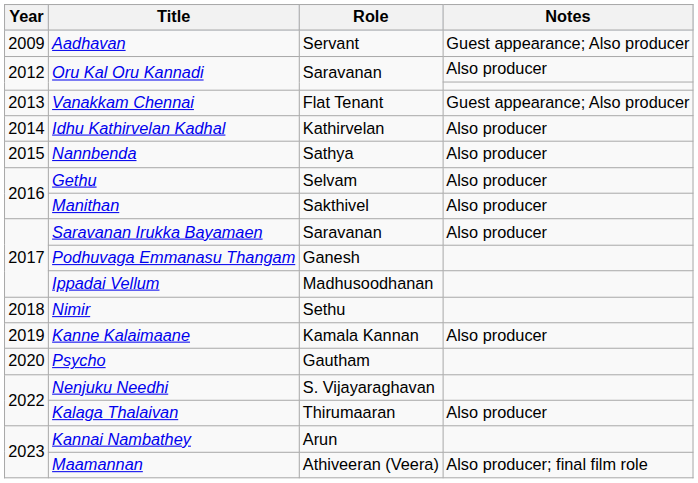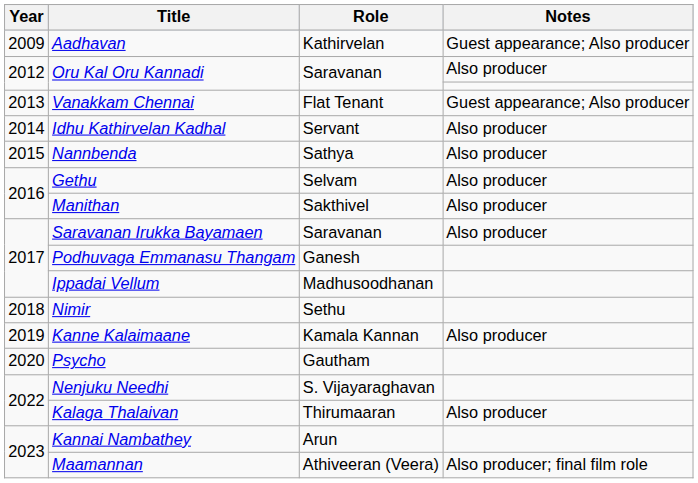(331, 43) Servant -> (344, 43) Kathirvelan
(344, 128) Kathirvelan -> (331, 128) Servant
